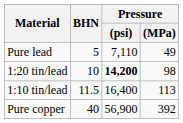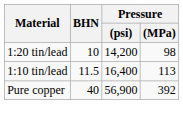- row: (30, 52)
(121, 71) bold -> (121, 52) normal
